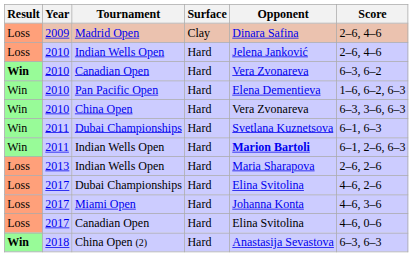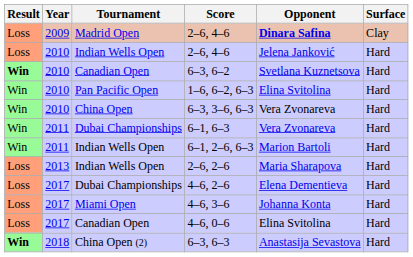columns swapped: (207, 14) <-> (372, 14)
(265, 33) normal -> (295, 33) bold
(270, 71) Vera Zvonareva -> (309, 71) Svetlana Kuznetsova
(276, 90) Elena Dementieva -> (295, 90) Elina Svitolina
(283, 128) Svetlana Kuznetsova -> (297, 128) Vera Zvonareva
(271, 147) bold -> (295, 147) normal
(268, 185) Elina Svitolina -> (303, 185) Elena Dementieva
